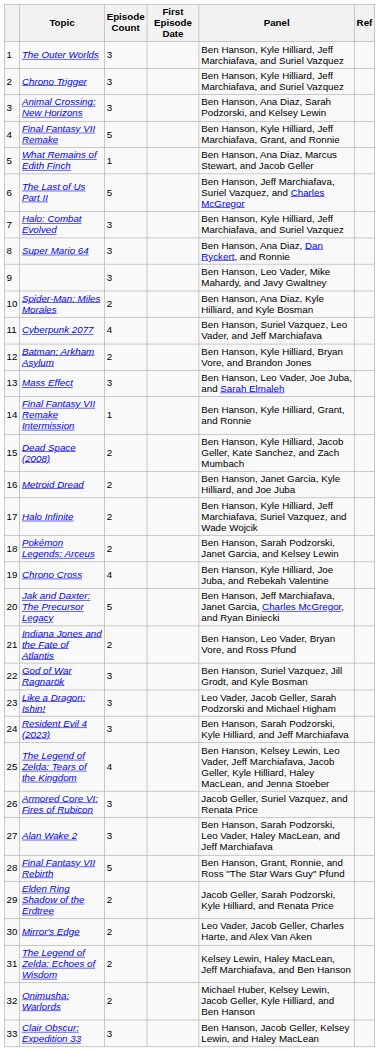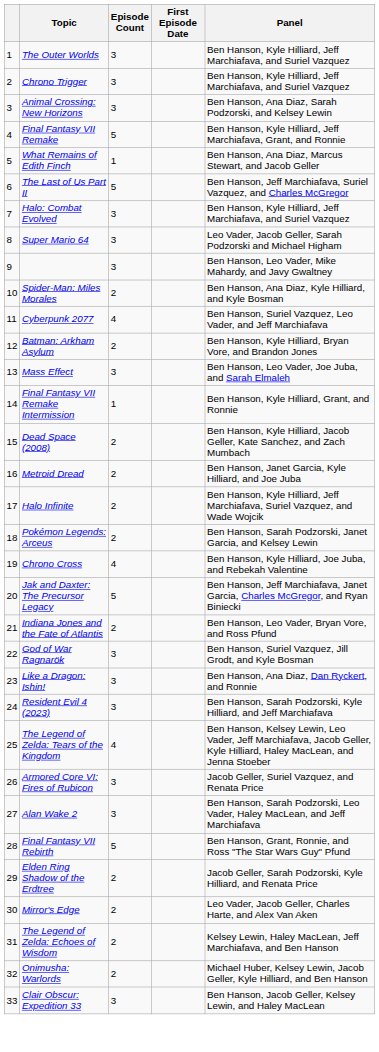- column: (364, 23)
(262, 251) Ben Hanson, Ana Diaz, Dan Ryckert, and Ronnie -> (274, 240) Leo Vader, Jacob Geller, Sarah Podzorski and Michael Higham
(269, 703) Leo Vader, Jacob Geller, Sarah Podzorski and Michael Higham -> (287, 681) Ben Hanson, Ana Diaz, Dan Ryckert, and Ronnie
